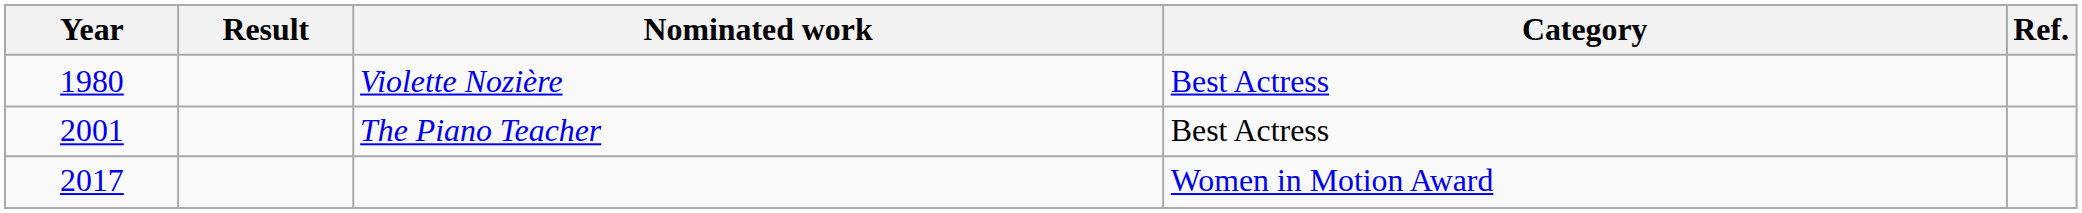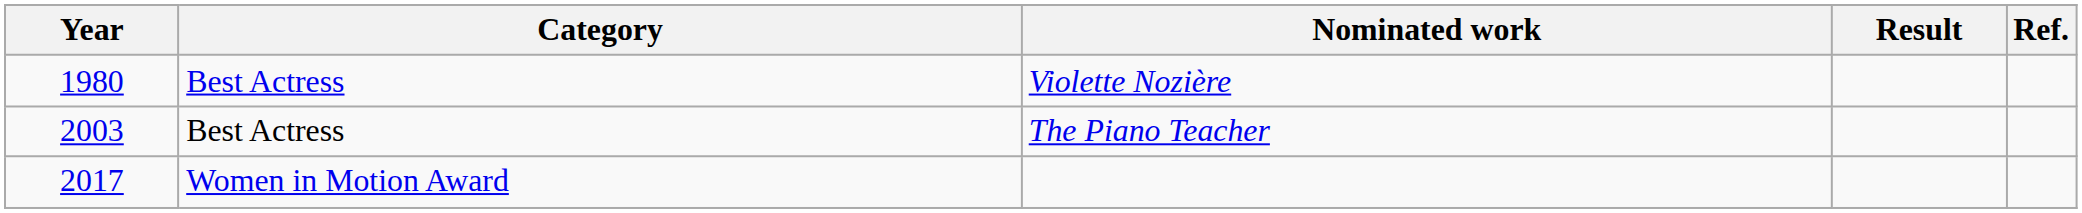columns swapped: (1585, 29) <-> (266, 29)
(92, 130) 2001 -> (92, 130) 2003
